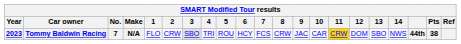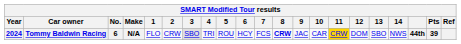(14, 34) 2023 -> (14, 34) 2024
(115, 34) 7 -> (115, 34) 6
(283, 34) normal -> (283, 34) bold
(434, 34) 38 -> (434, 34) 39
